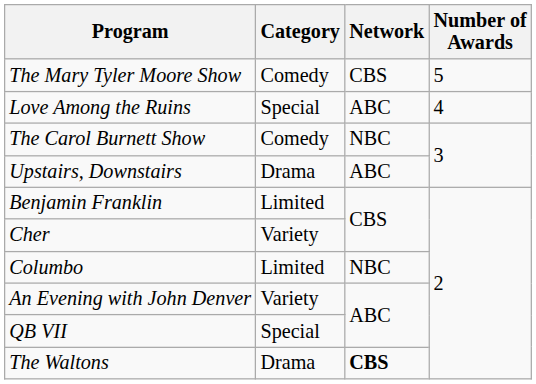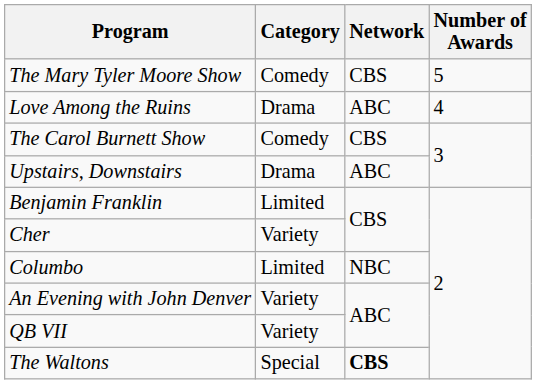(290, 107) Special -> (288, 107) Drama
(370, 139) NBC -> (368, 139) CBS
(290, 330) Special -> (290, 330) Variety
(288, 362) Drama -> (290, 362) Special
